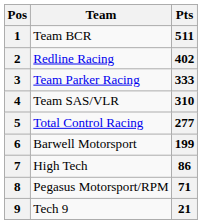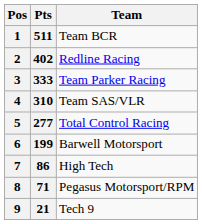columns swapped: (101, 14) <-> (185, 14)
